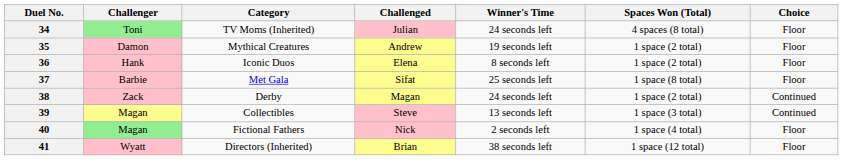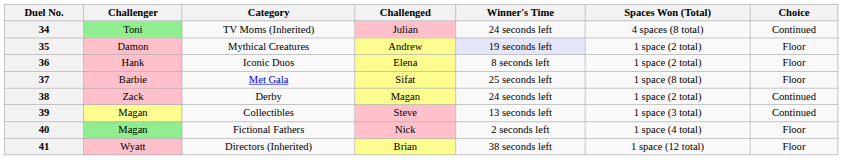(794, 29) Floor -> (794, 29) Continued
(520, 46) no background -> (520, 46) lavender background
